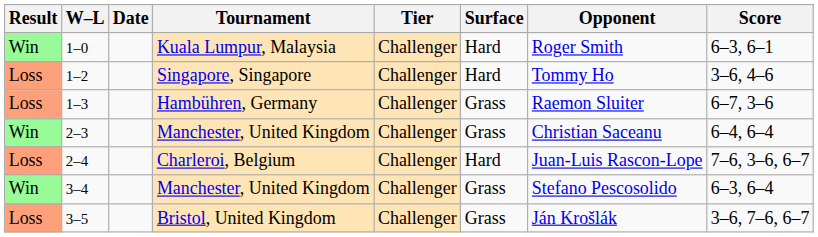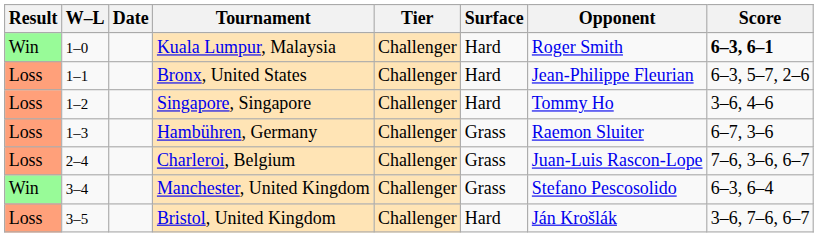(742, 47) normal -> (742, 47) bold
+ row: (77, 76)
- row: (77, 133)
(483, 160) Hard -> (485, 160) Grass
(485, 217) Grass -> (483, 217) Hard
